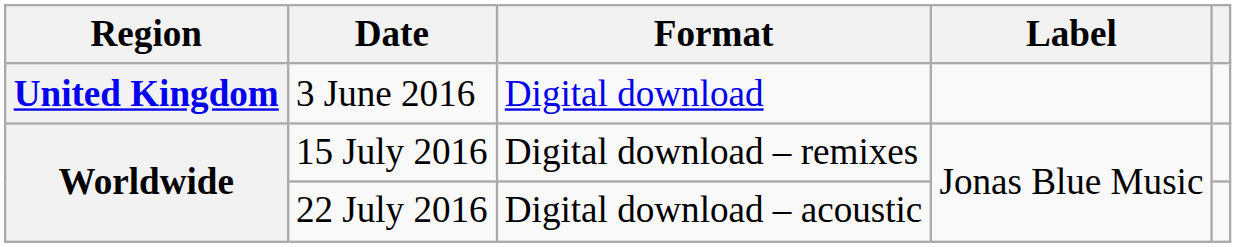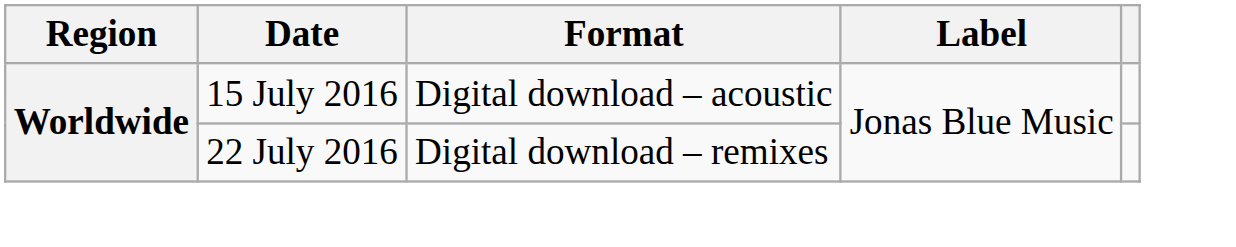- row: (386, 92)
(711, 151) Digital download – remixes -> (624, 92) Digital download – acoustic
(714, 210) Digital download – acoustic -> (622, 151) Digital download – remixes
